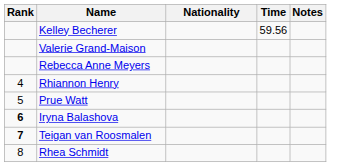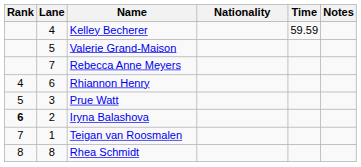+ column: (52, 13)
(273, 30) 59.56 -> (304, 30) 59.59
(20, 135) bold -> (20, 135) normal
